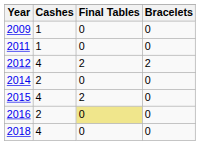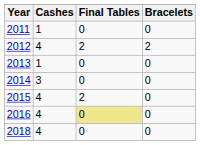- row: (19, 30)
+ row: (19, 64)
(39, 81) 2 -> (39, 81) 3
(39, 115) 2 -> (39, 115) 4
